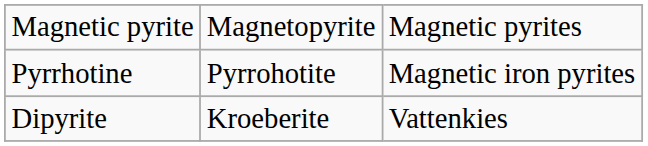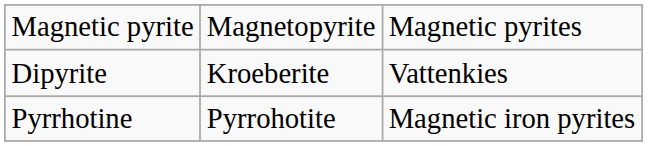rows swapped: (72, 72) <-> (59, 118)
